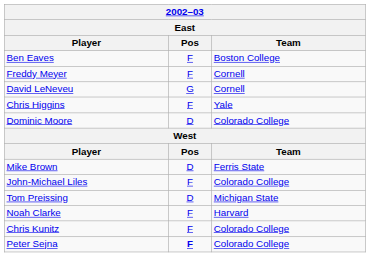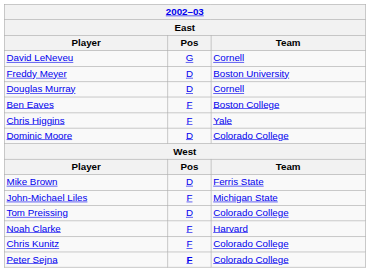rows swapped: (40, 89) <-> (30, 58)
(190, 74) F -> (189, 74) D
(229, 74) Cornell -> (251, 74) Boston University
+ row: (41, 89)
(252, 182) Colorado College -> (246, 197) Michigan State
(246, 197) Michigan State -> (251, 213) Colorado College
